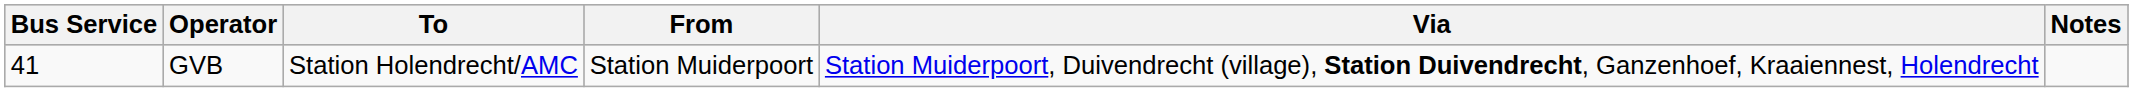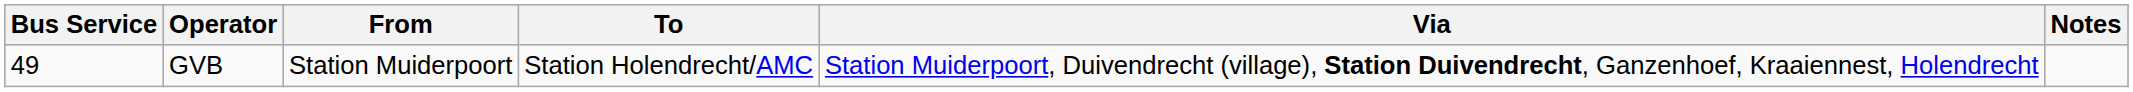columns swapped: (701, 24) <-> (433, 24)
(25, 65) 41 -> (25, 65) 49
